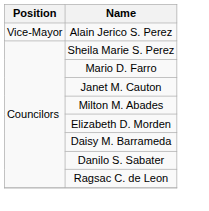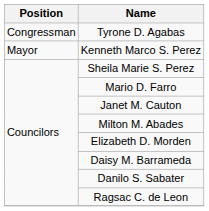+ row: (141, 32)
+ row: (141, 50)
- row: (121, 32)
